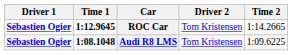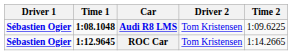rows swapped: (148, 27) <-> (148, 42)
